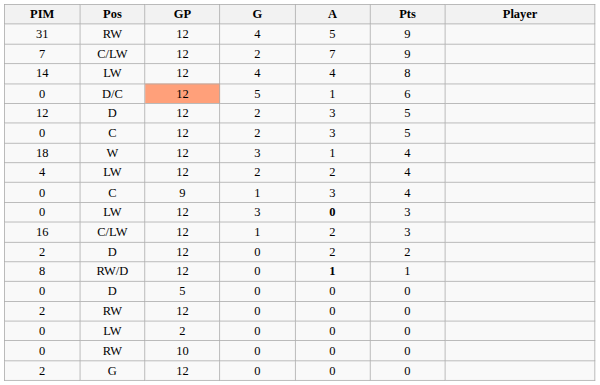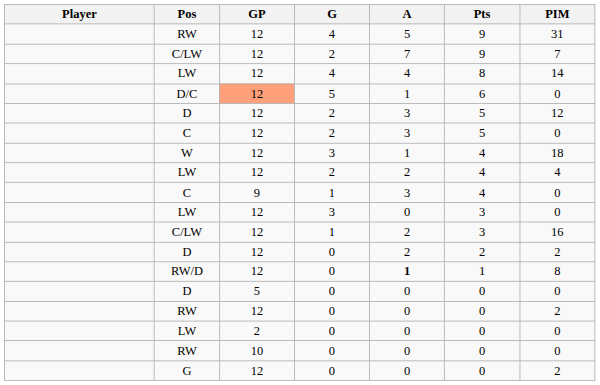columns swapped: (520, 14) <-> (42, 14)
(332, 212) bold -> (407, 212) normal
